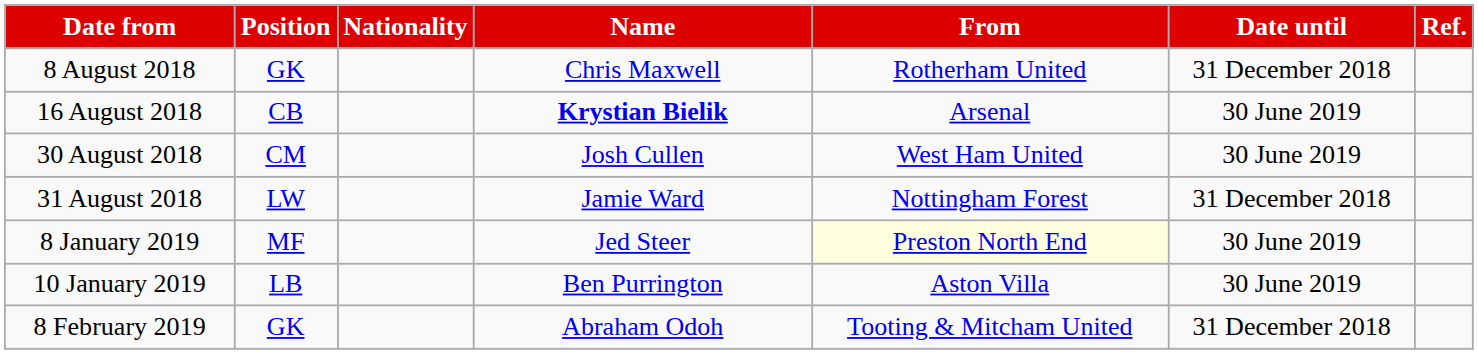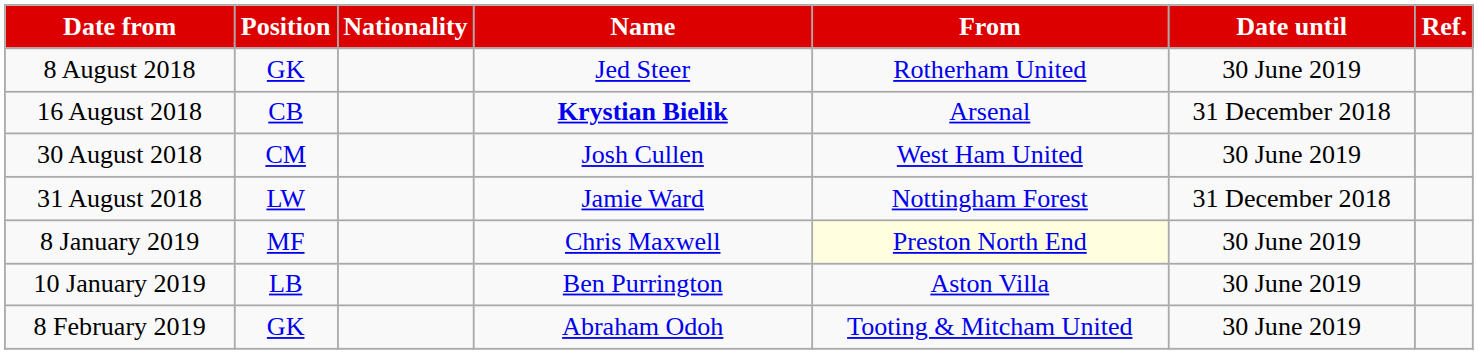(643, 69) Chris Maxwell -> (643, 69) Jed Steer
(1292, 69) 31 December 2018 -> (1292, 69) 30 June 2019
(1292, 112) 30 June 2019 -> (1292, 112) 31 December 2018
(643, 241) Jed Steer -> (643, 241) Chris Maxwell
(1292, 327) 31 December 2018 -> (1292, 327) 30 June 2019
